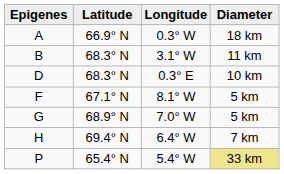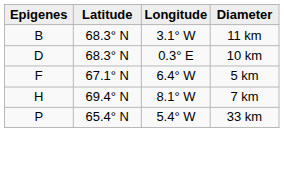- row: (39, 35)
(176, 96) 8.1° W -> (176, 76) 6.4° W
- row: (39, 117)
(176, 138) 6.4° W -> (176, 96) 8.1° W
(244, 158) khaki background -> (244, 117) no background
